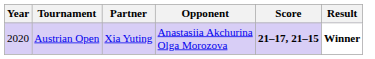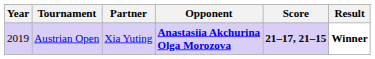(18, 38) 2020 -> (18, 38) 2019
(205, 38) normal -> (209, 38) bold
